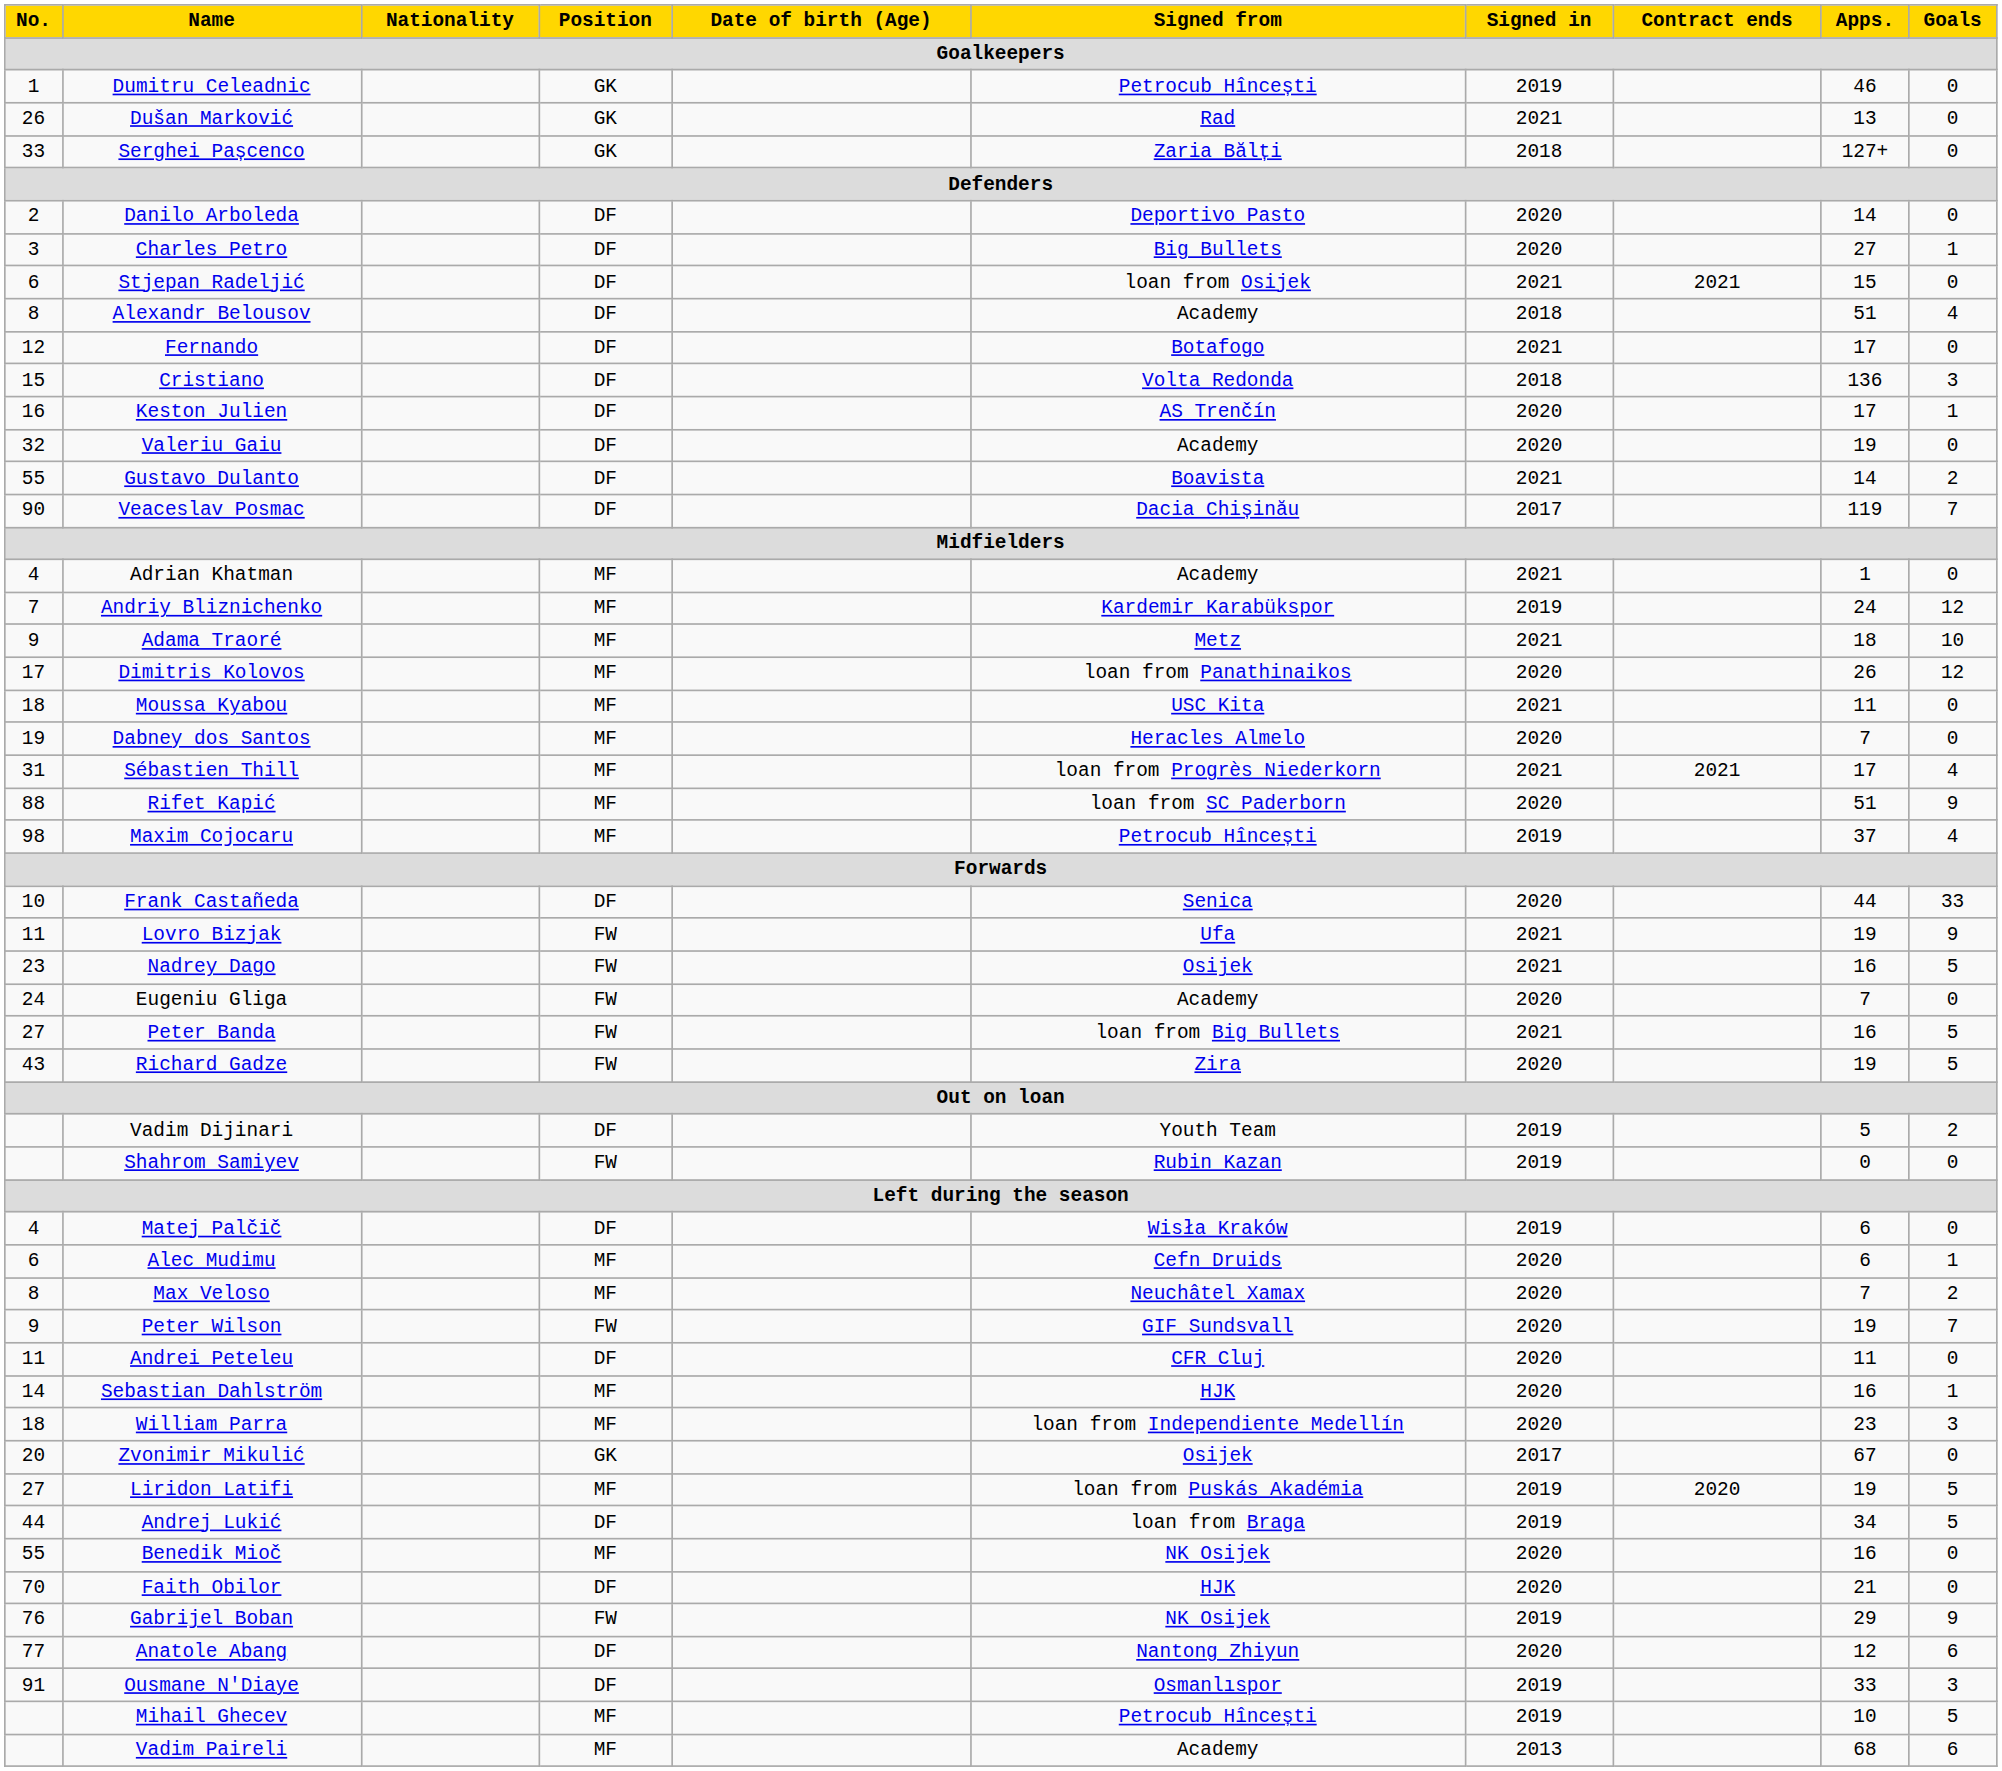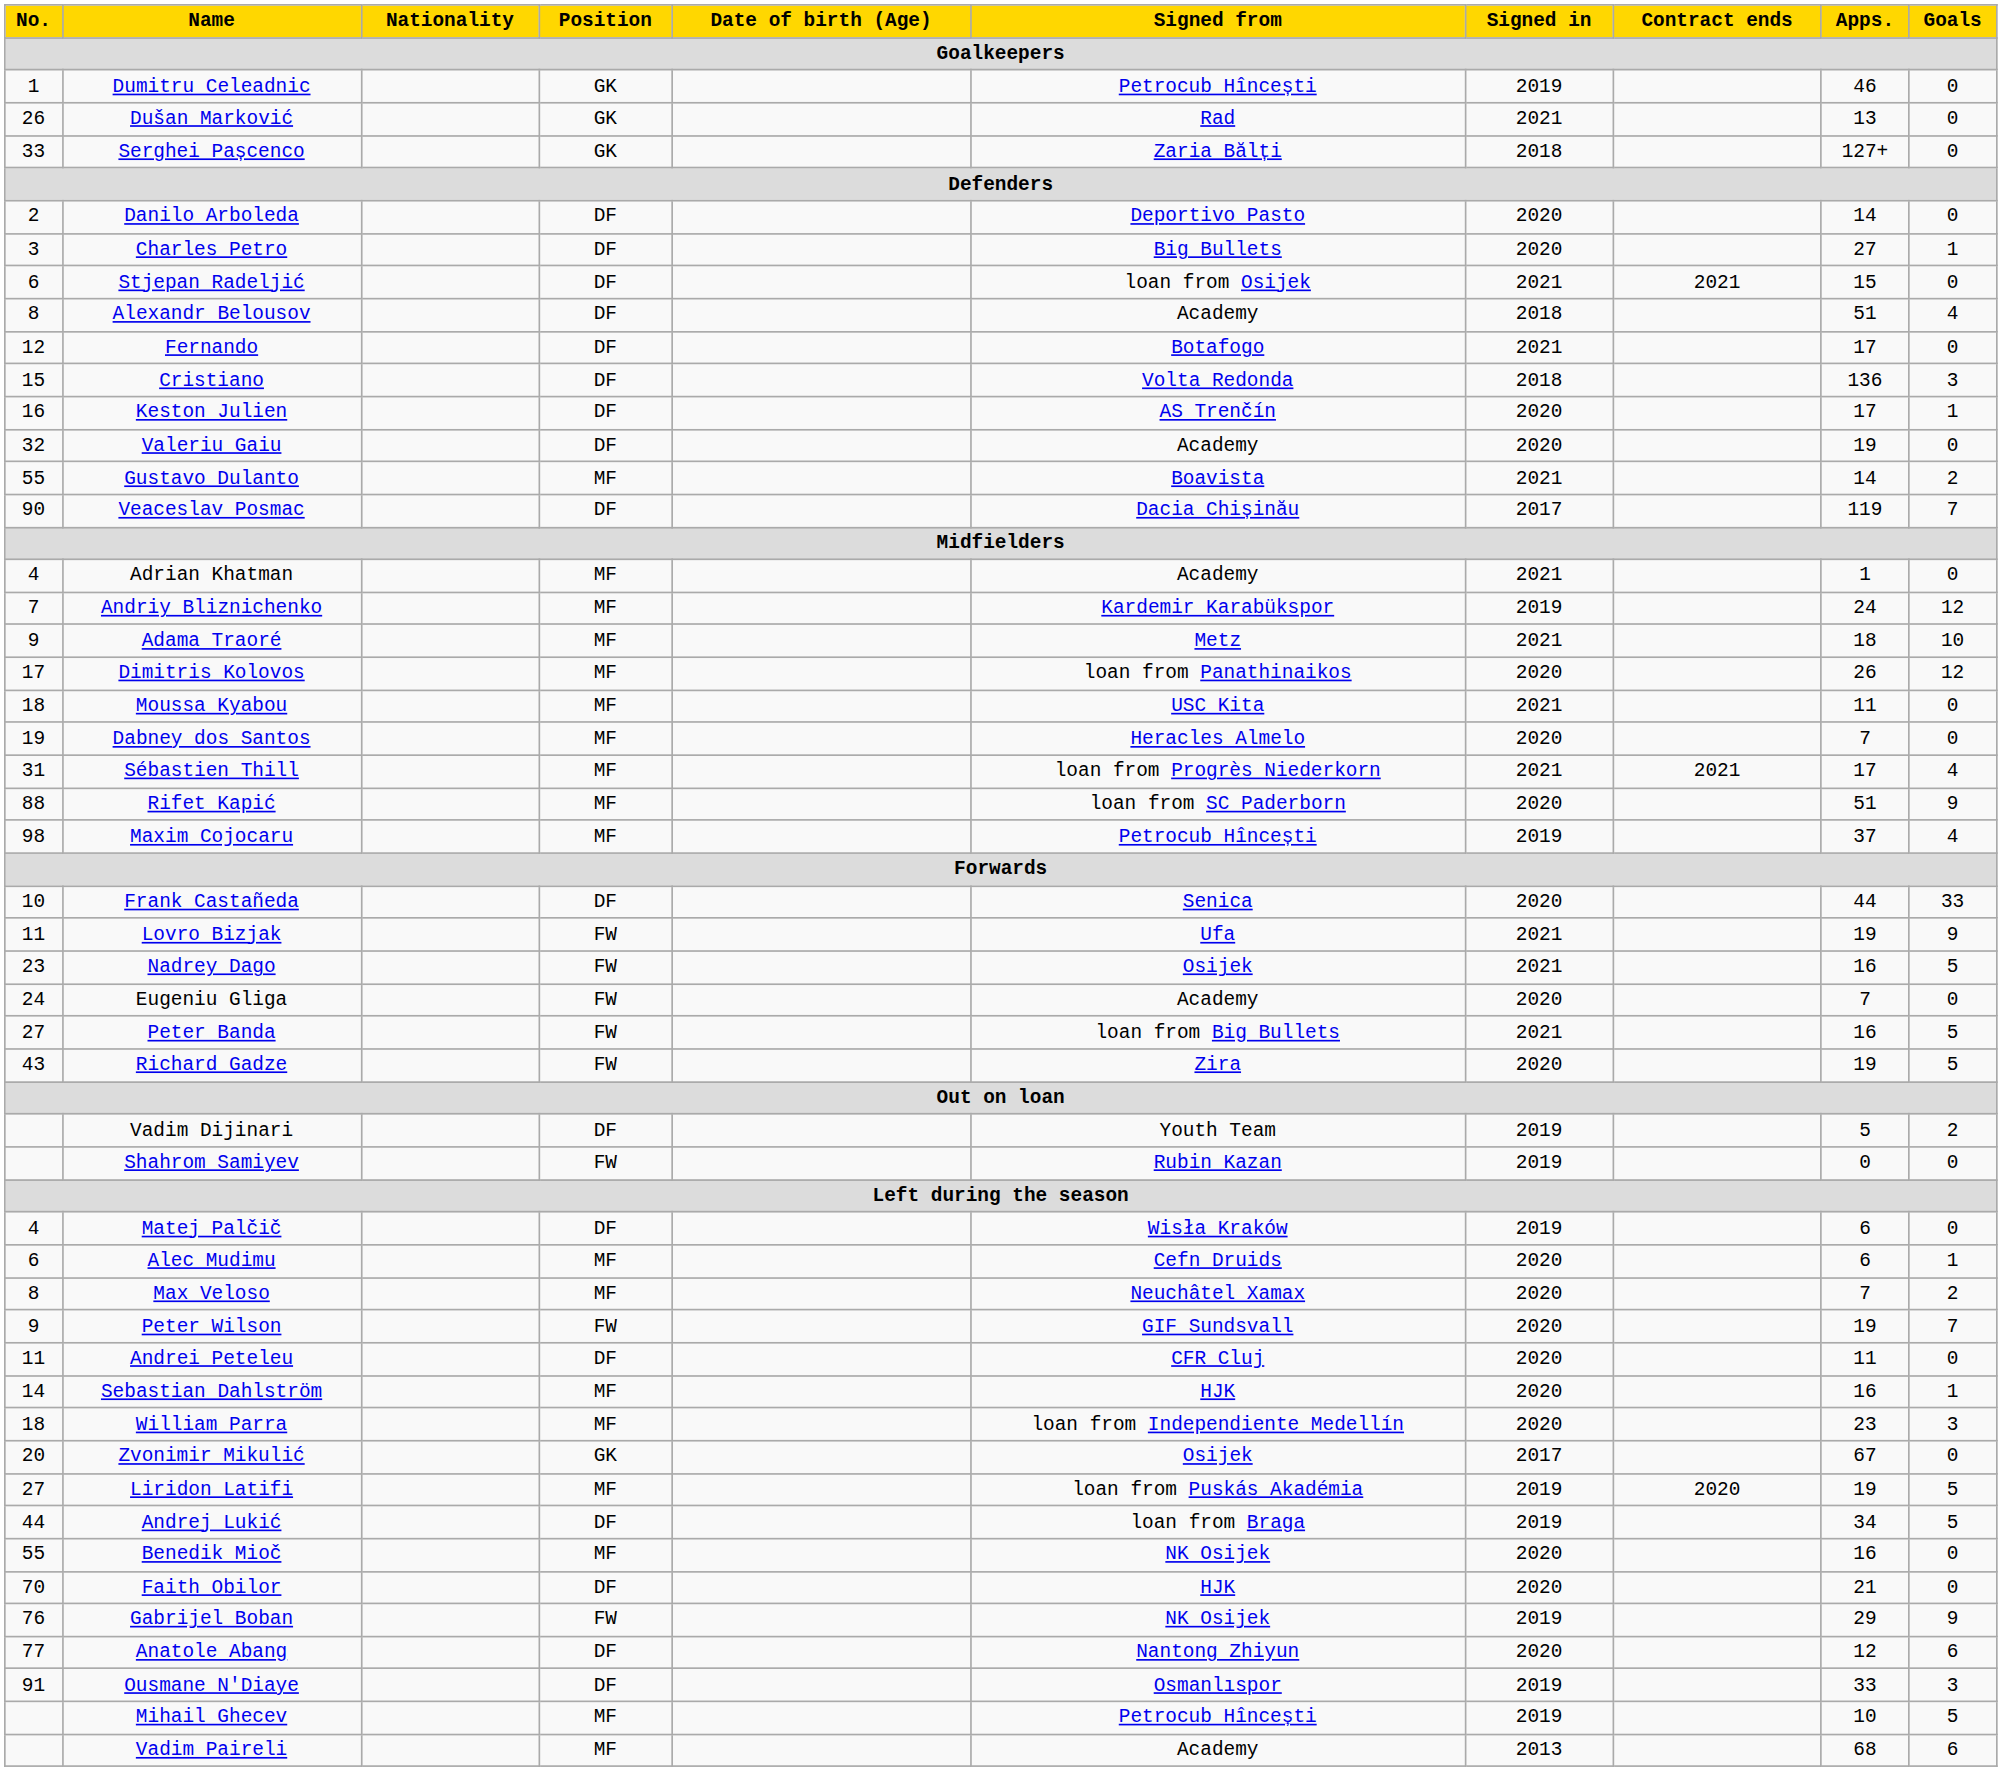(605, 478) DF -> (605, 478) MF
